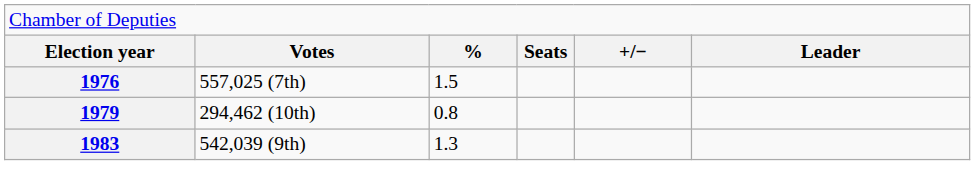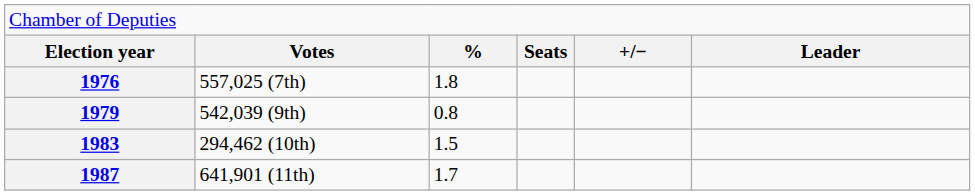(446, 81) 1.5 -> (446, 81) 1.8
(257, 112) 294,462 (10th) -> (253, 112) 542,039 (9th)
(253, 143) 542,039 (9th) -> (257, 143) 294,462 (10th)
(446, 143) 1.3 -> (446, 143) 1.5
+ row: (100, 174)
